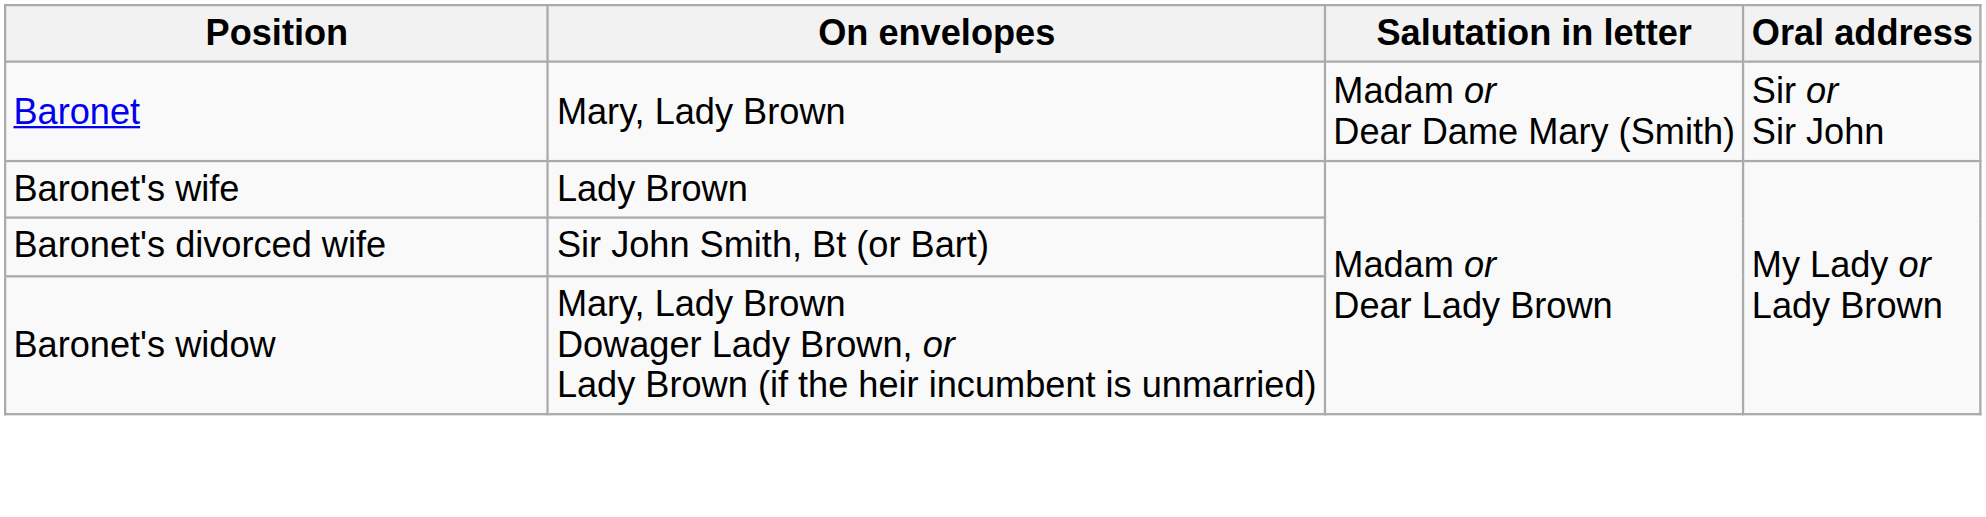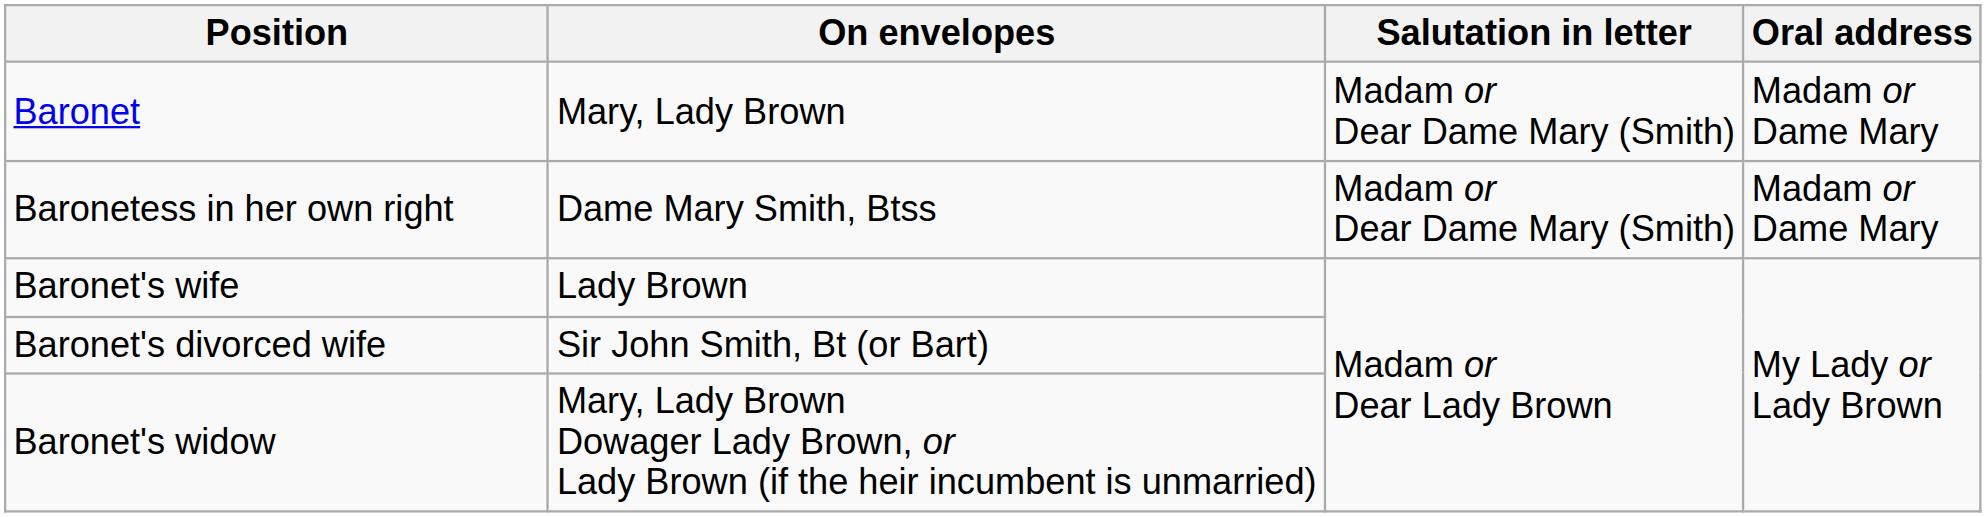(1818, 110) Sir or Sir John -> (1845, 110) Madam or Dame Mary
+ row: (234, 208)
